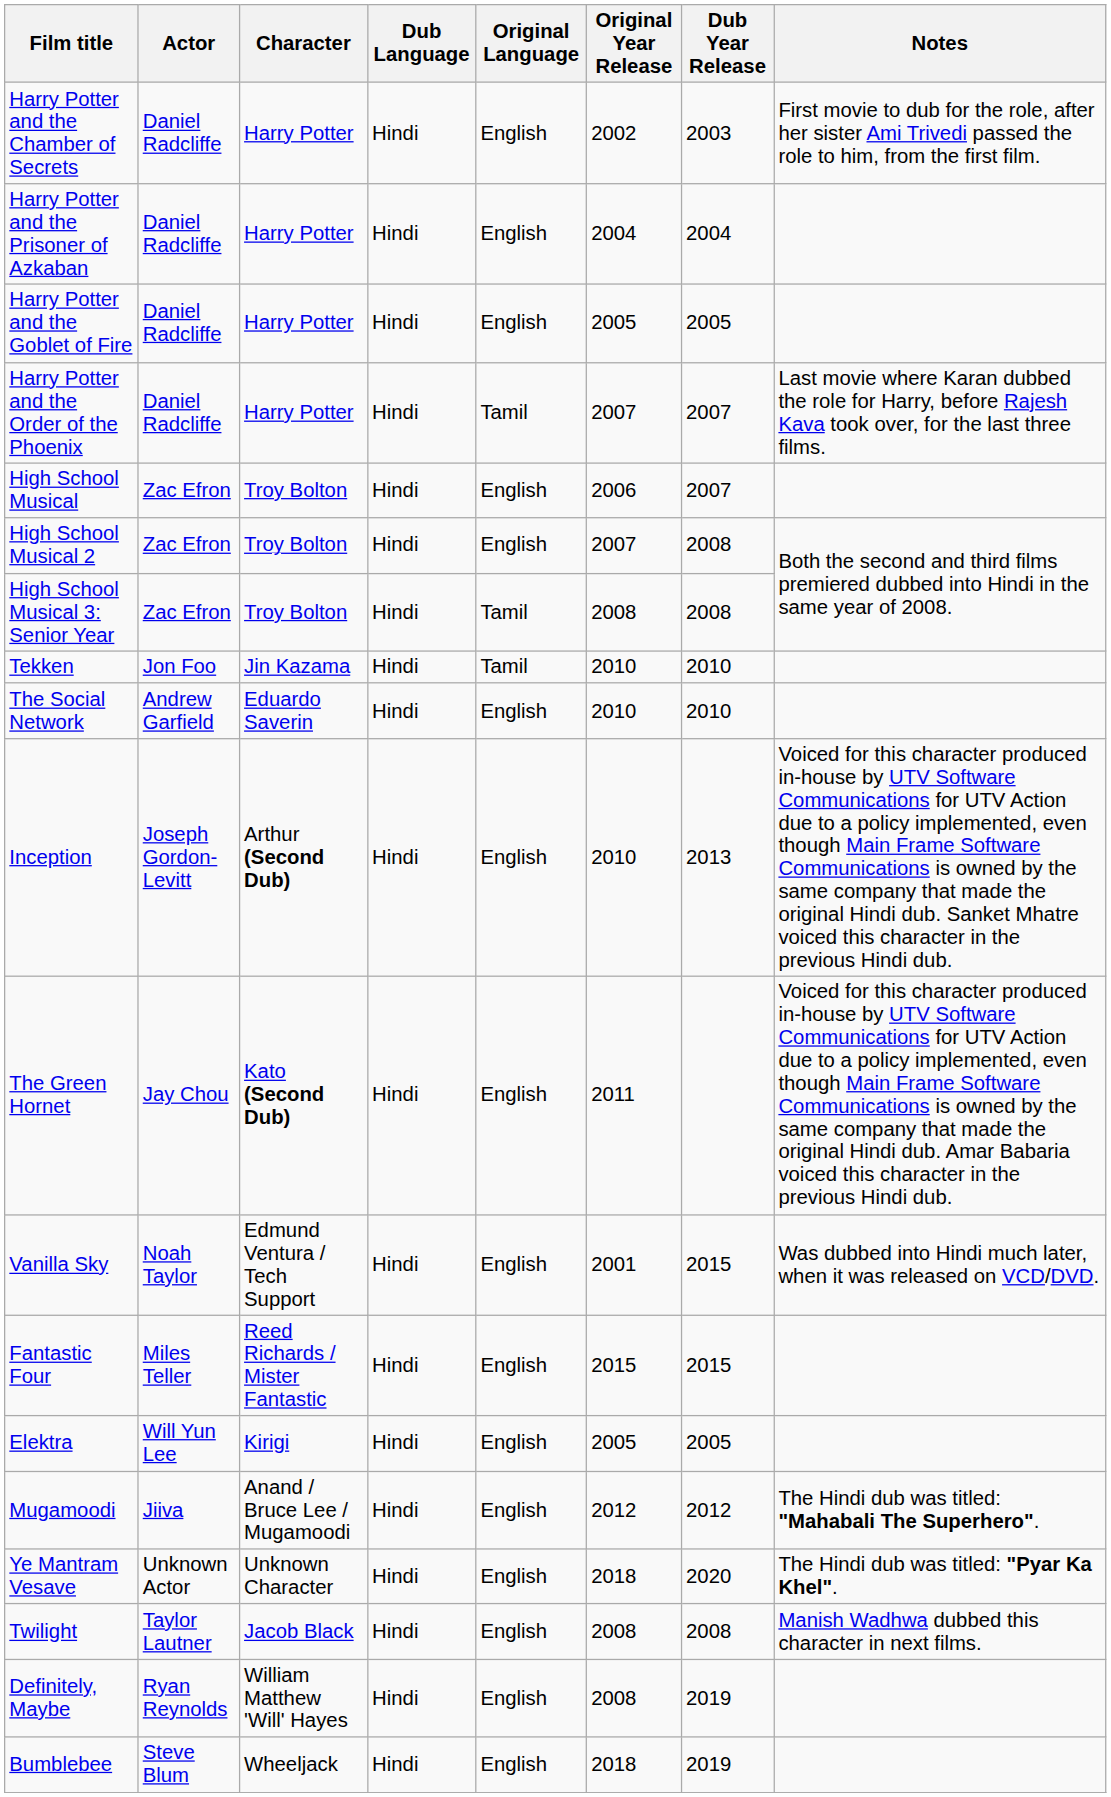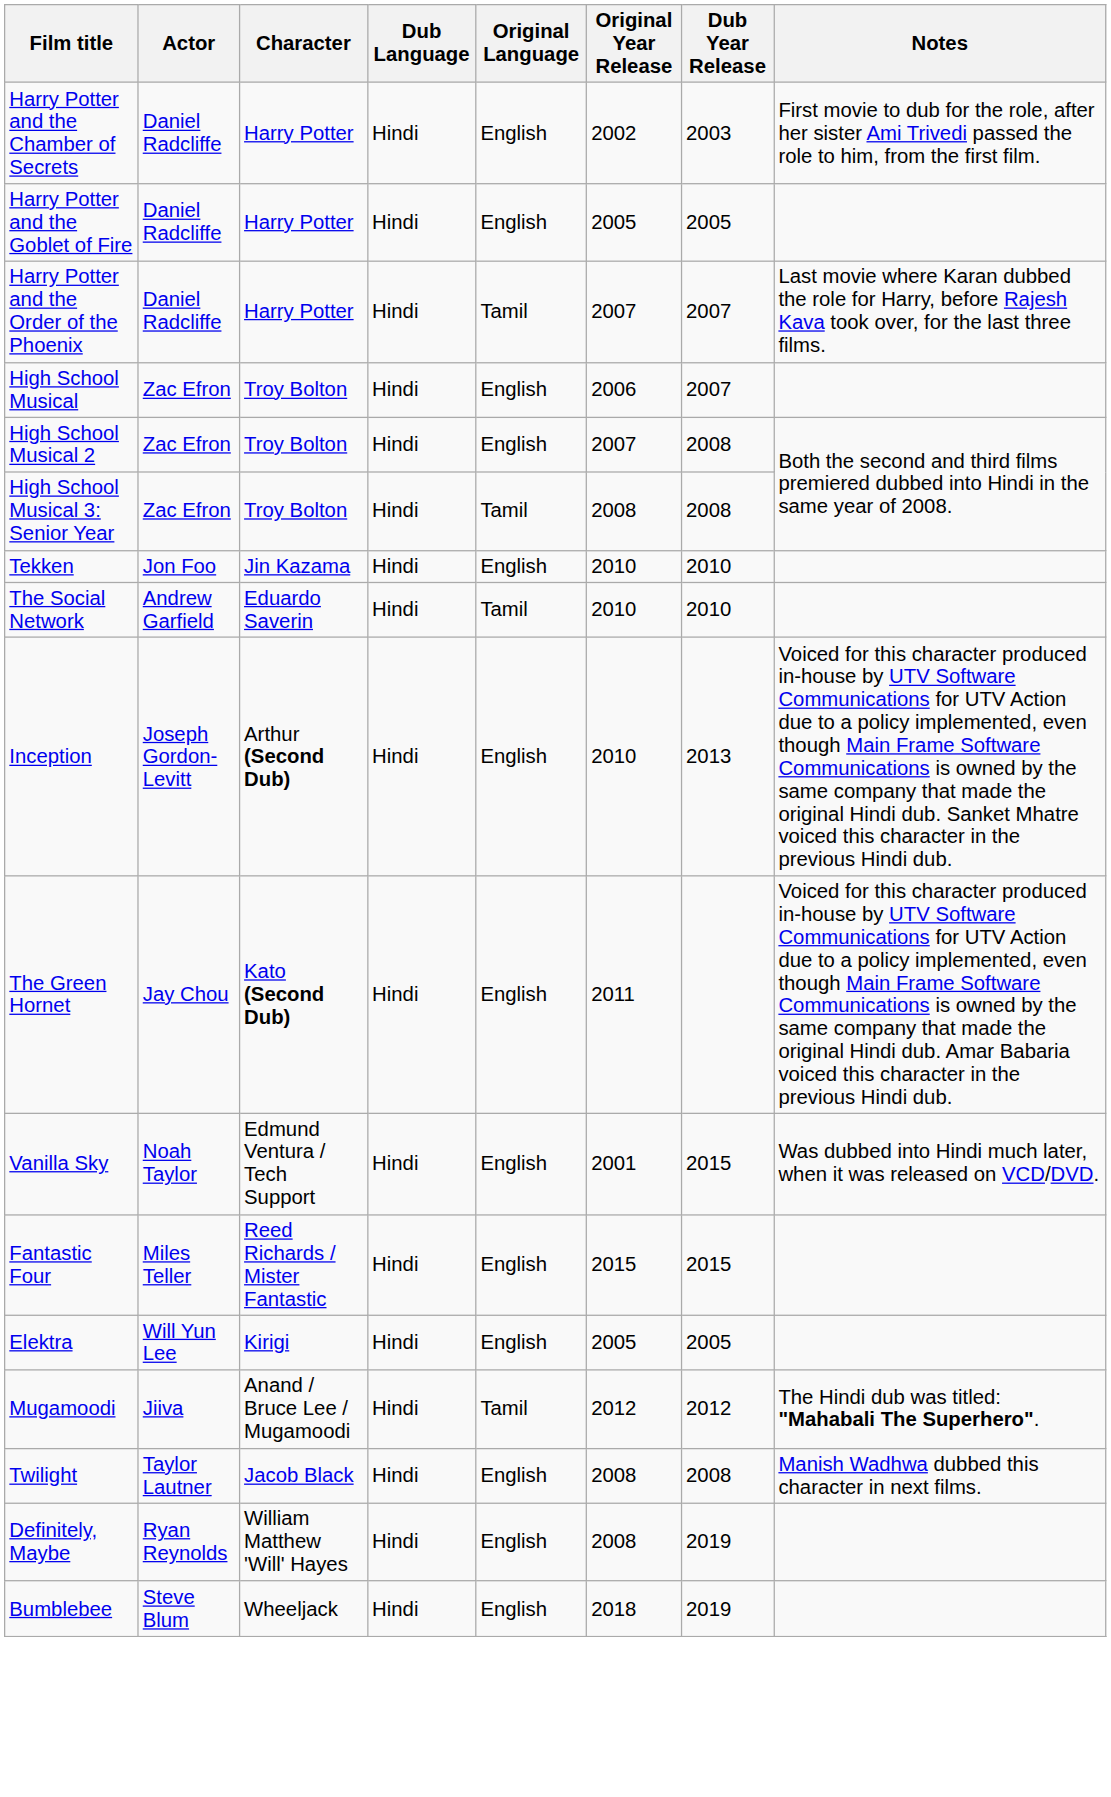- row: (64, 233)
(504, 667) Tamil -> (514, 566) English
(514, 710) English -> (504, 609) Tamil
(514, 1509) English -> (504, 1409) Tamil
- row: (64, 1576)
